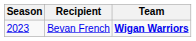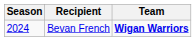(18, 28) 2023 -> (18, 28) 2024
